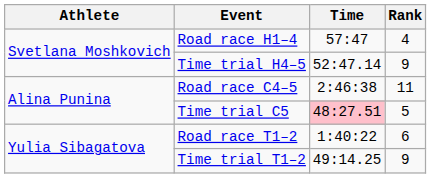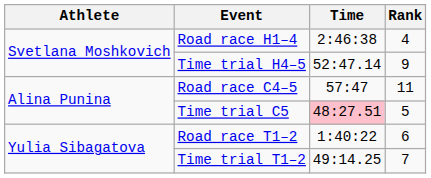(347, 40) 57:47 -> (347, 40) 2:46:38
(347, 88) 2:46:38 -> (347, 88) 57:47
(405, 160) 9 -> (405, 160) 7
